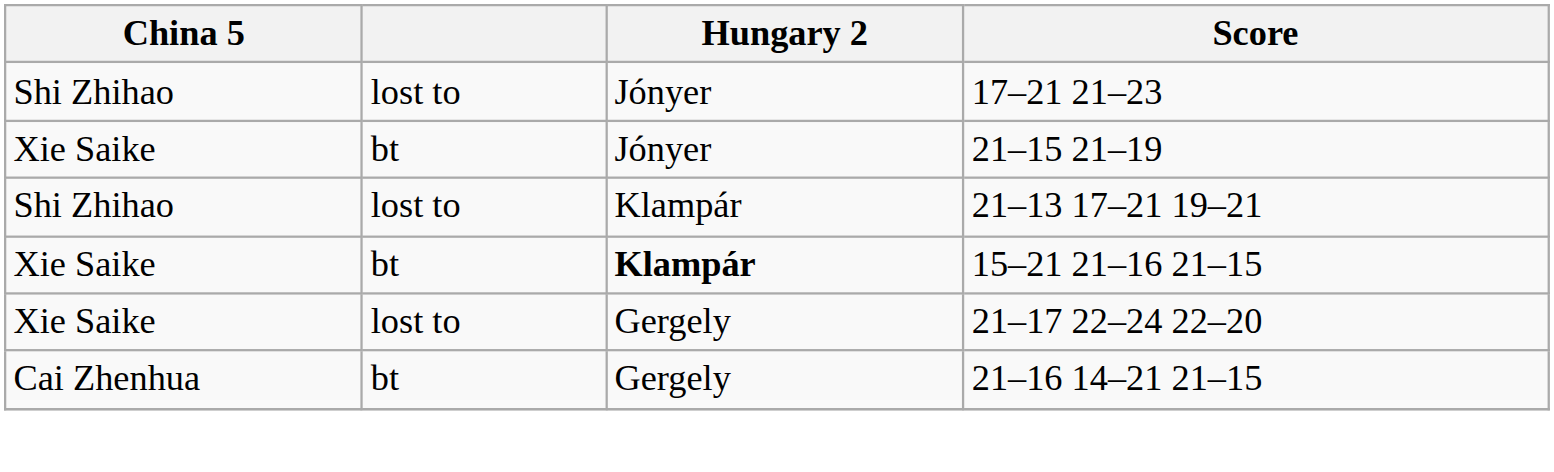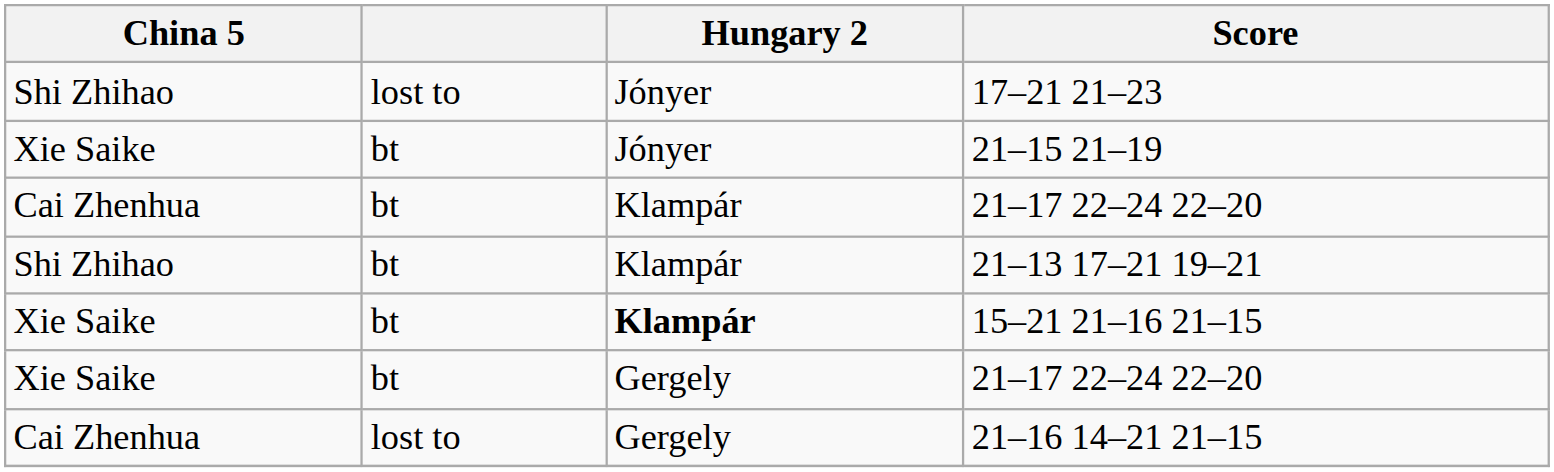+ row: (107, 206)
(416, 206) lost to -> (385, 263) bt
(416, 321) lost to -> (385, 378) bt
(385, 378) bt -> (416, 436) lost to
